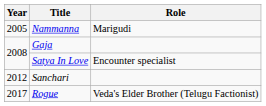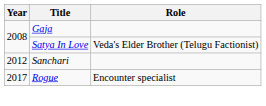- row: (55, 28)
(134, 61) Encounter specialist -> (176, 45) Veda's Elder Brother (Telugu Factionist)
(176, 93) Veda's Elder Brother (Telugu Factionist) -> (134, 77) Encounter specialist
